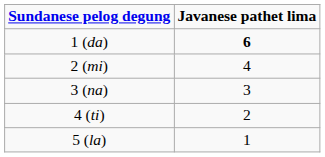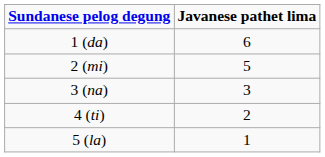(247, 41) bold -> (247, 41) normal
(247, 66) 4 -> (247, 66) 5
